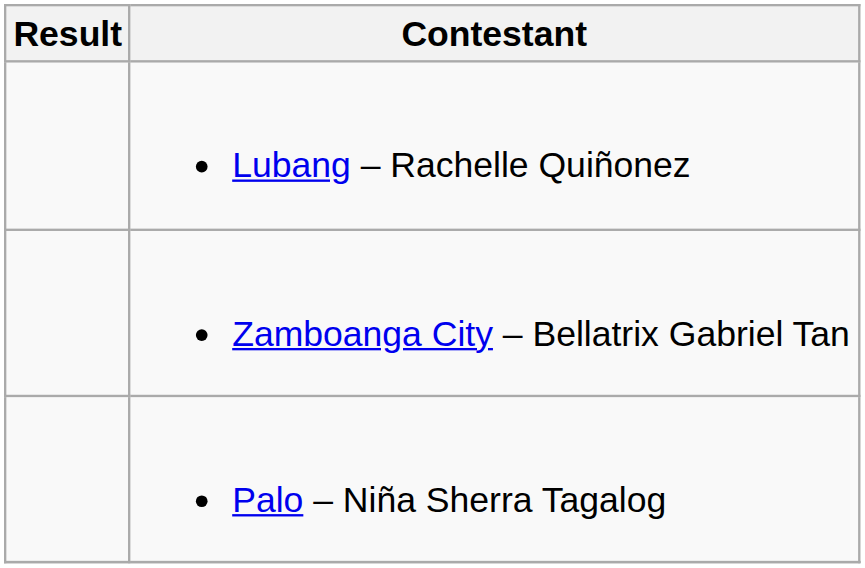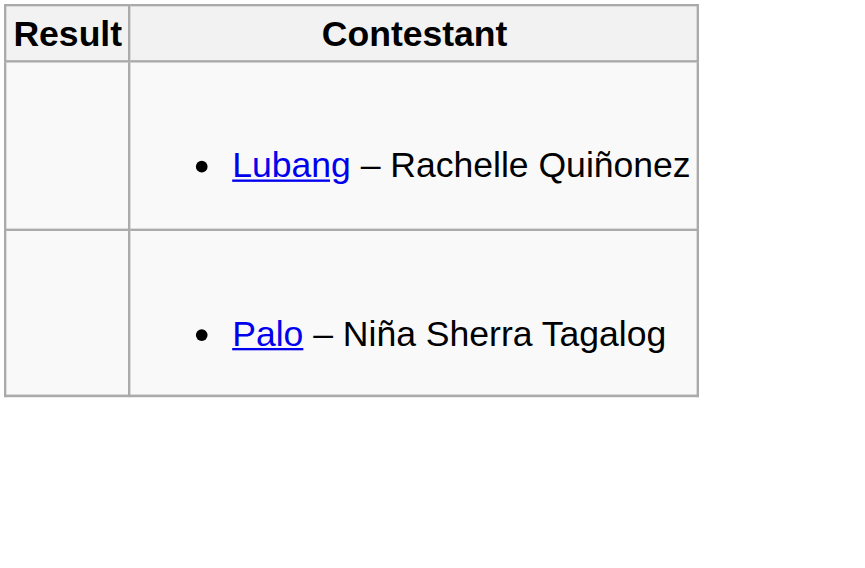- row: (494, 332)
